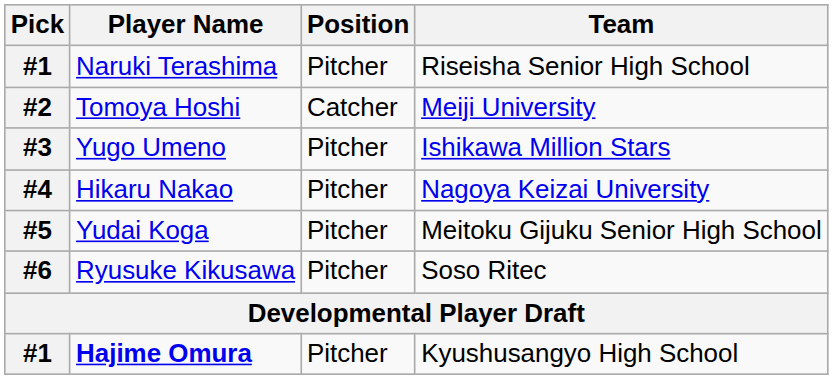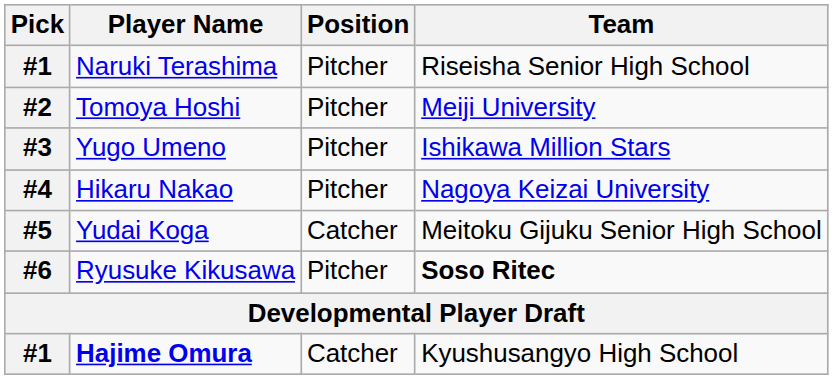(352, 107) Catcher -> (347, 107) Pitcher
(347, 230) Pitcher -> (352, 230) Catcher
(484, 271) normal -> (488, 271) bold
(347, 353) Pitcher -> (352, 353) Catcher
